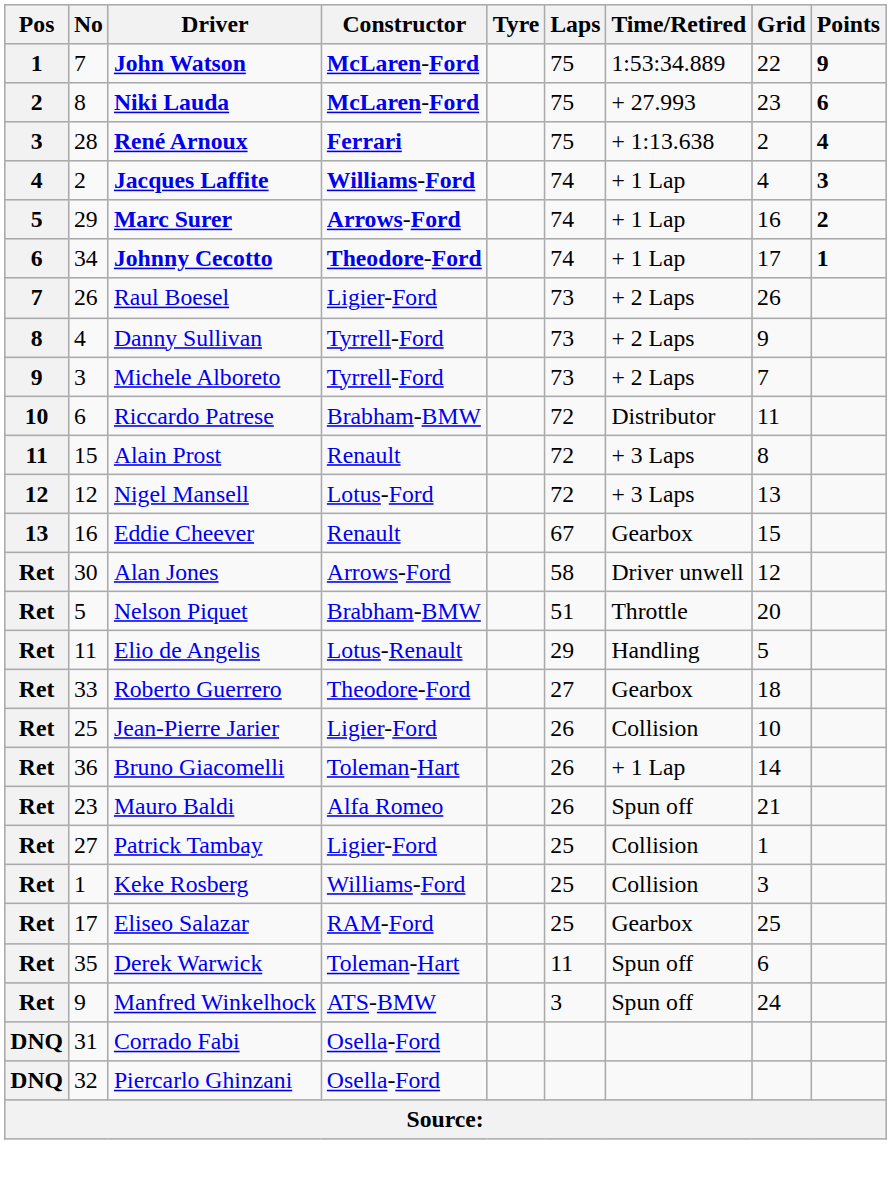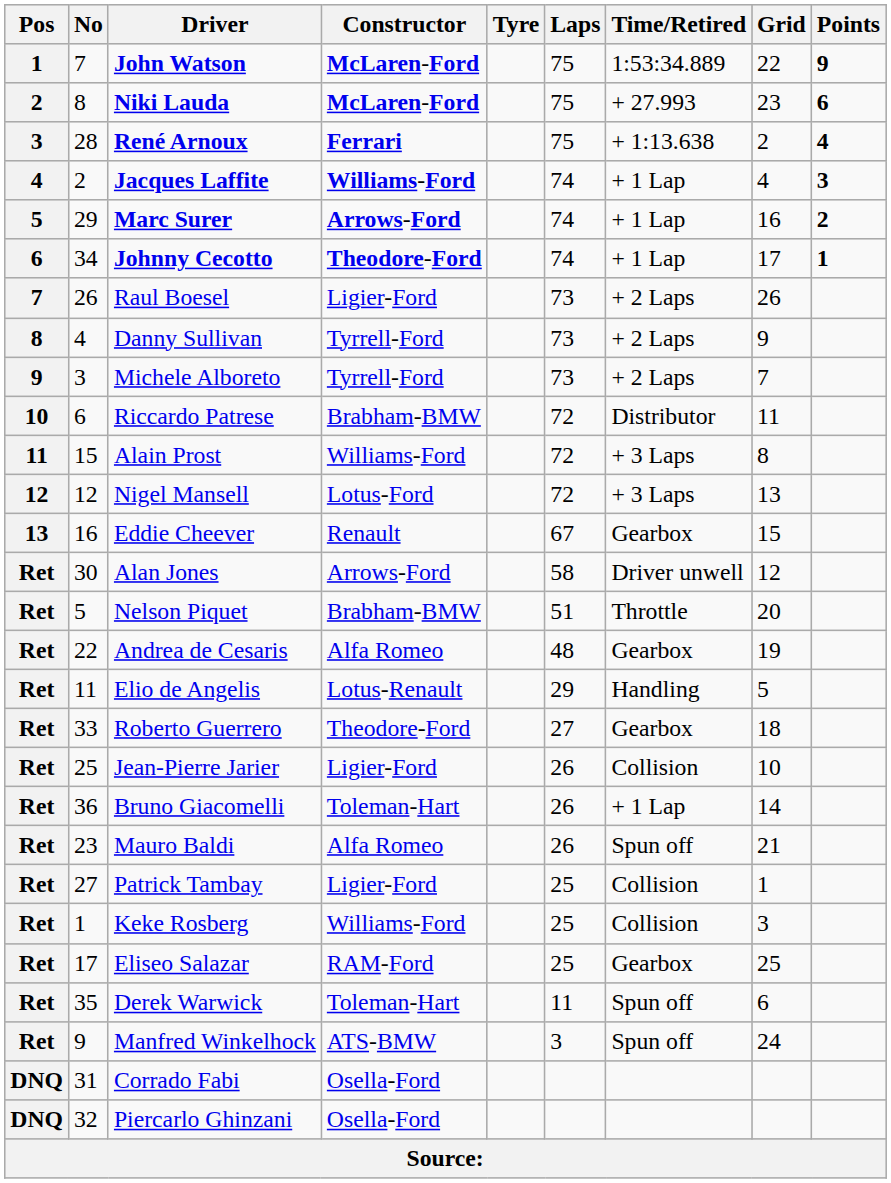(364, 454) Renault -> (396, 454) Williams-Ford
+ row: (201, 649)
